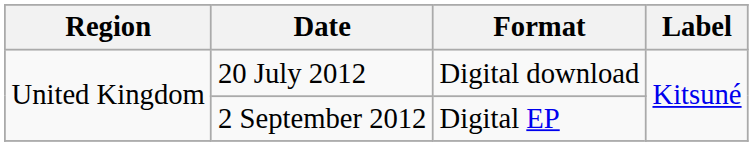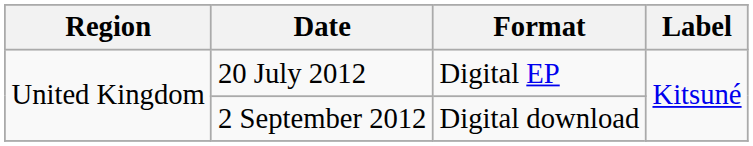(539, 72) Digital download -> (500, 72) Digital EP
(500, 118) Digital EP -> (539, 118) Digital download
